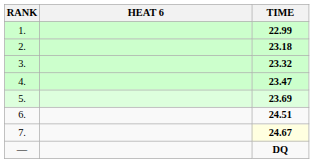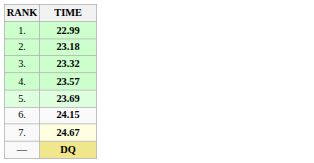- column: (146, 13)
(280, 81) 23.47 -> (68, 81) 23.57
(280, 116) 24.51 -> (68, 116) 24.15
(280, 150) no background -> (68, 150) khaki background
